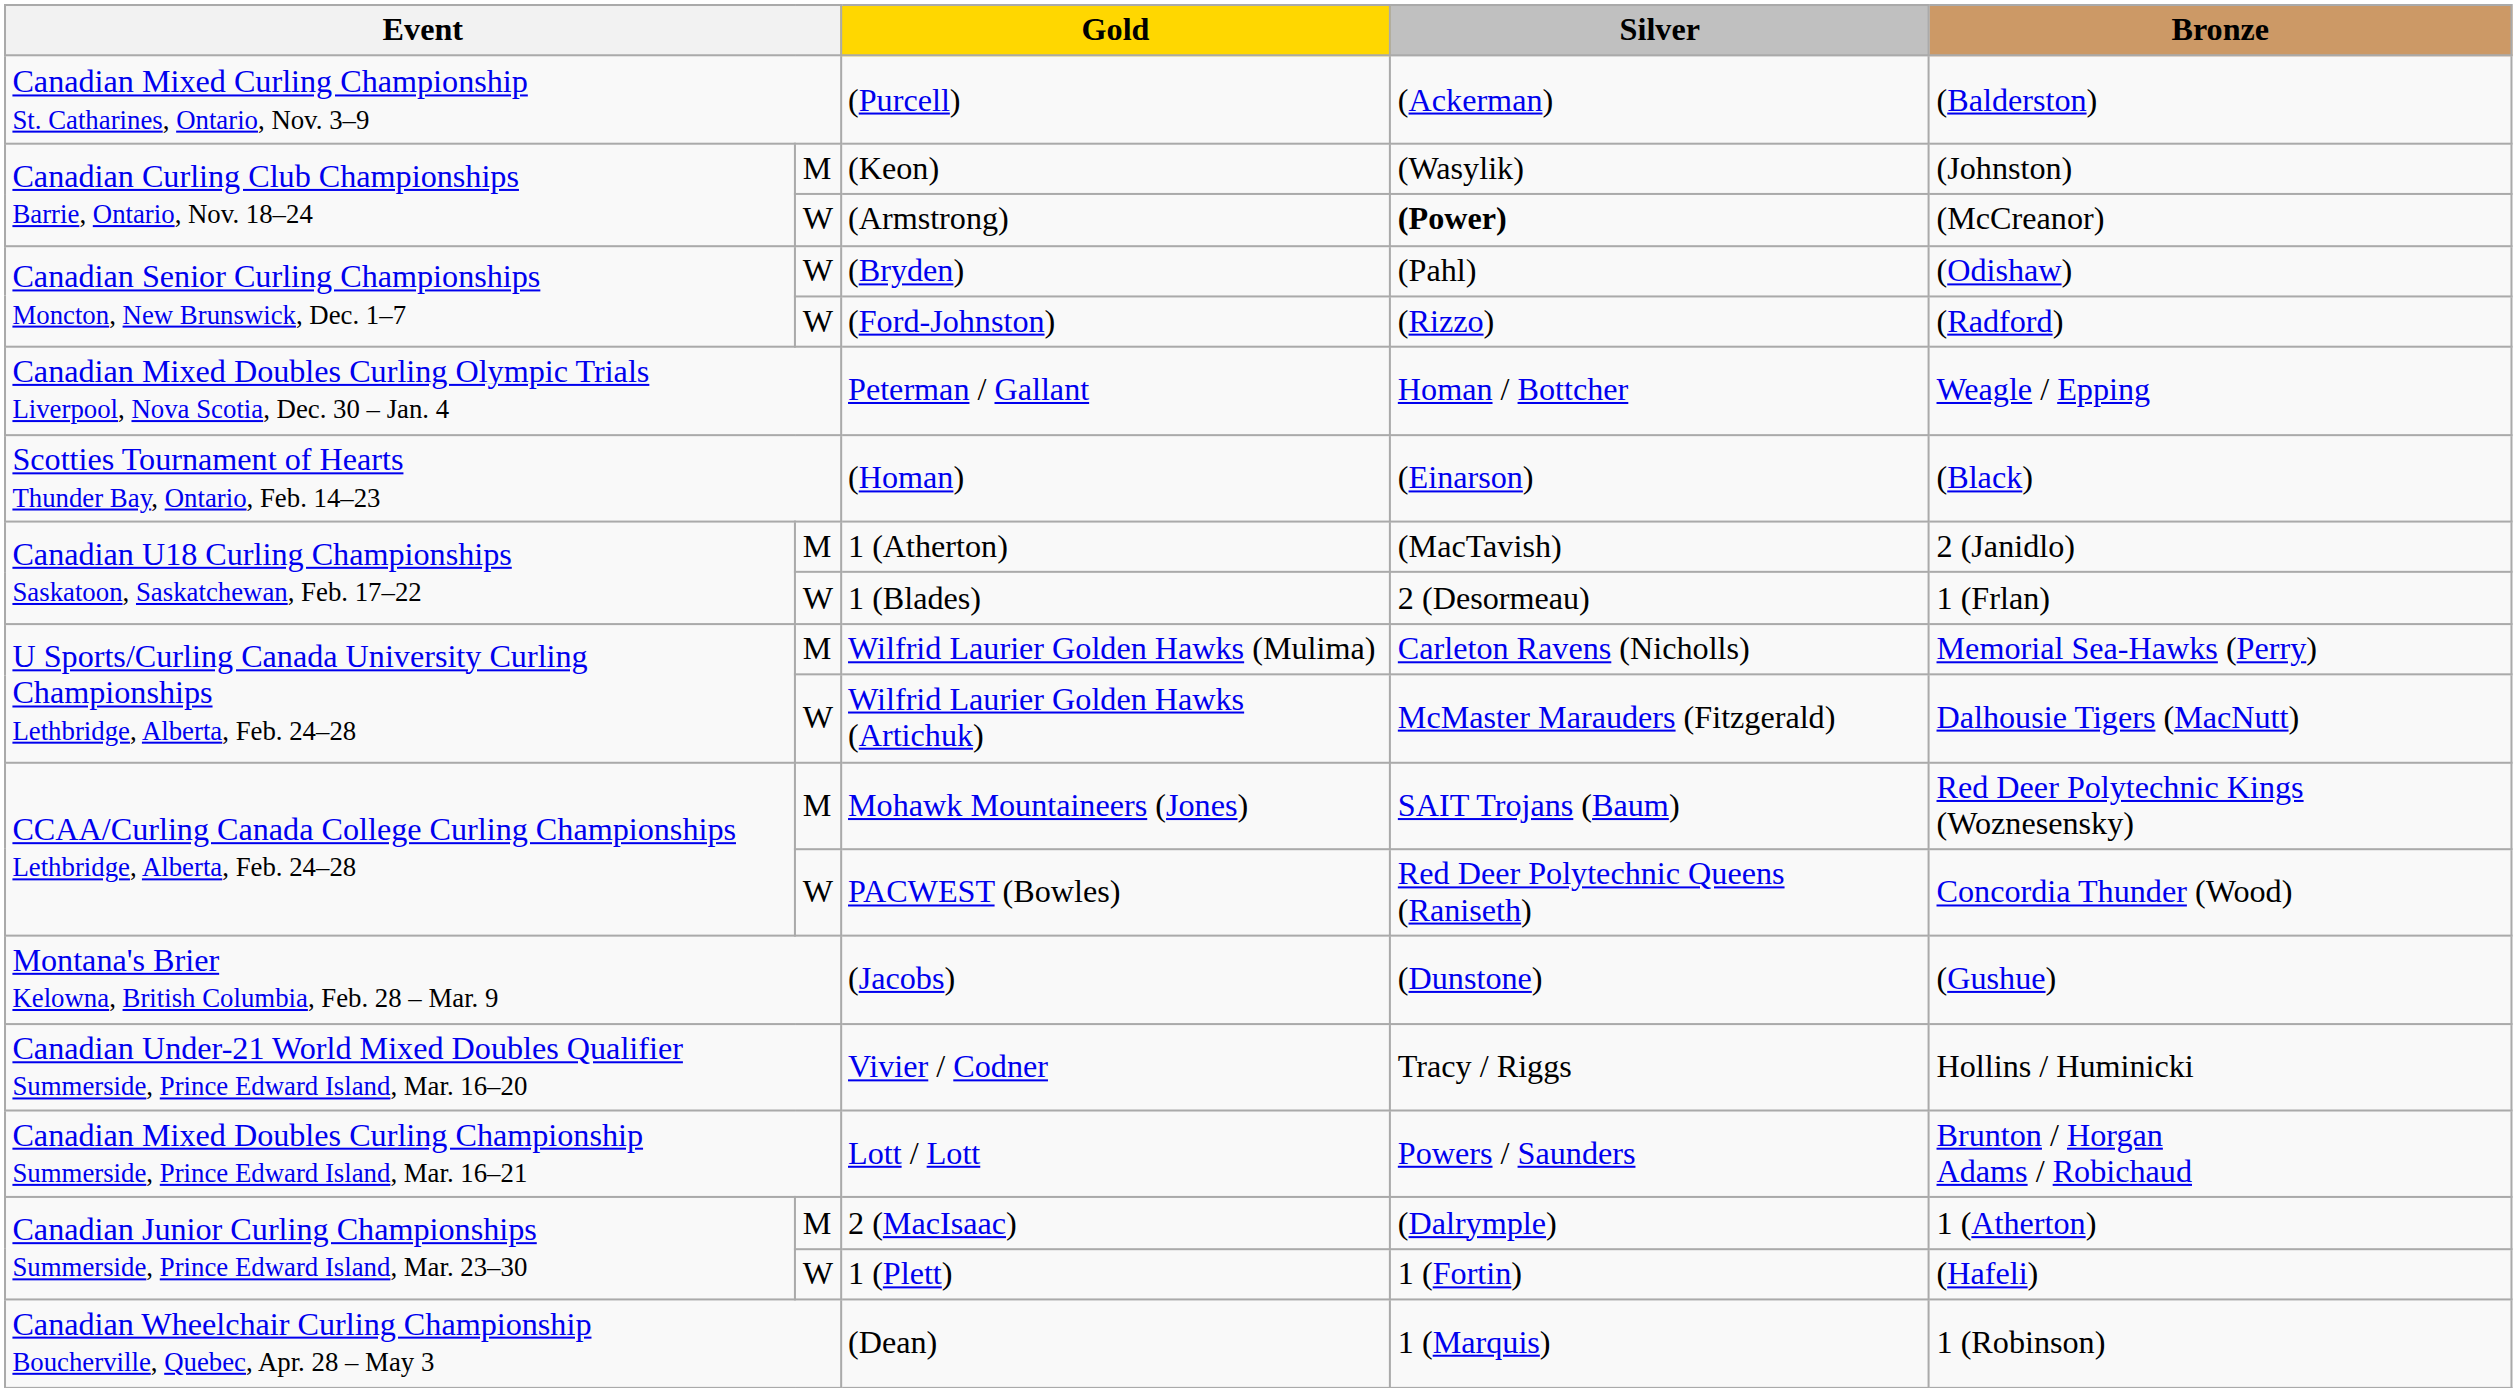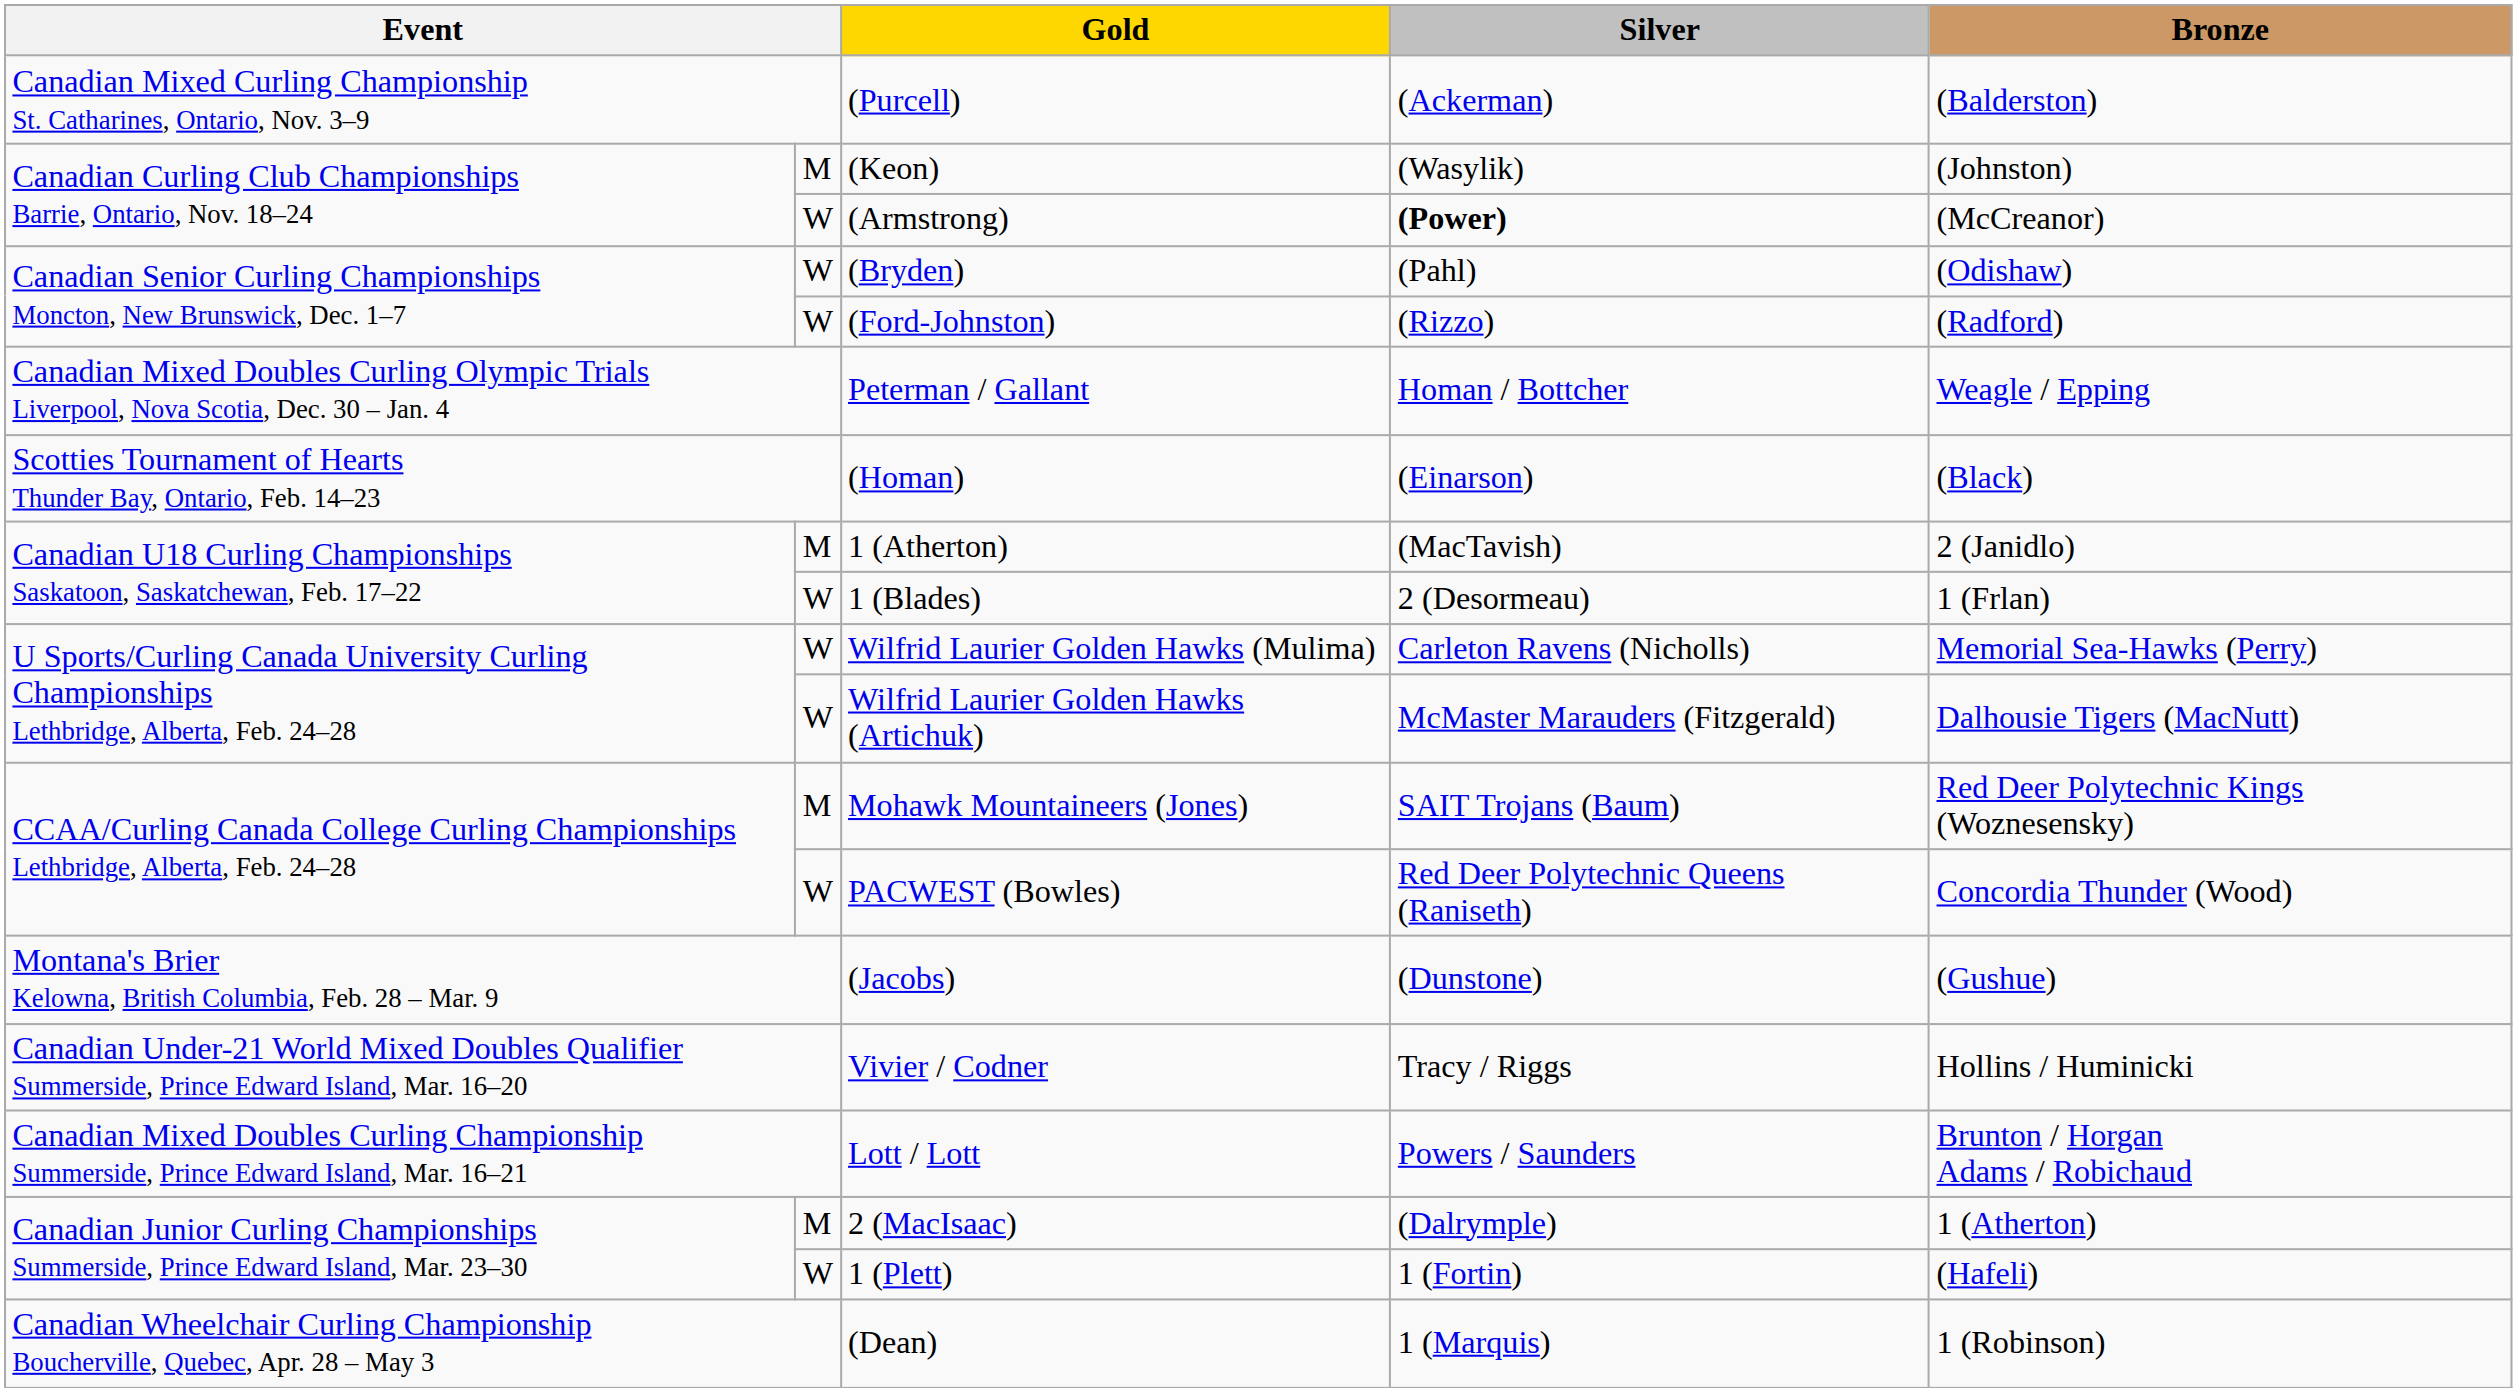(817, 648) M -> (818, 648) W
